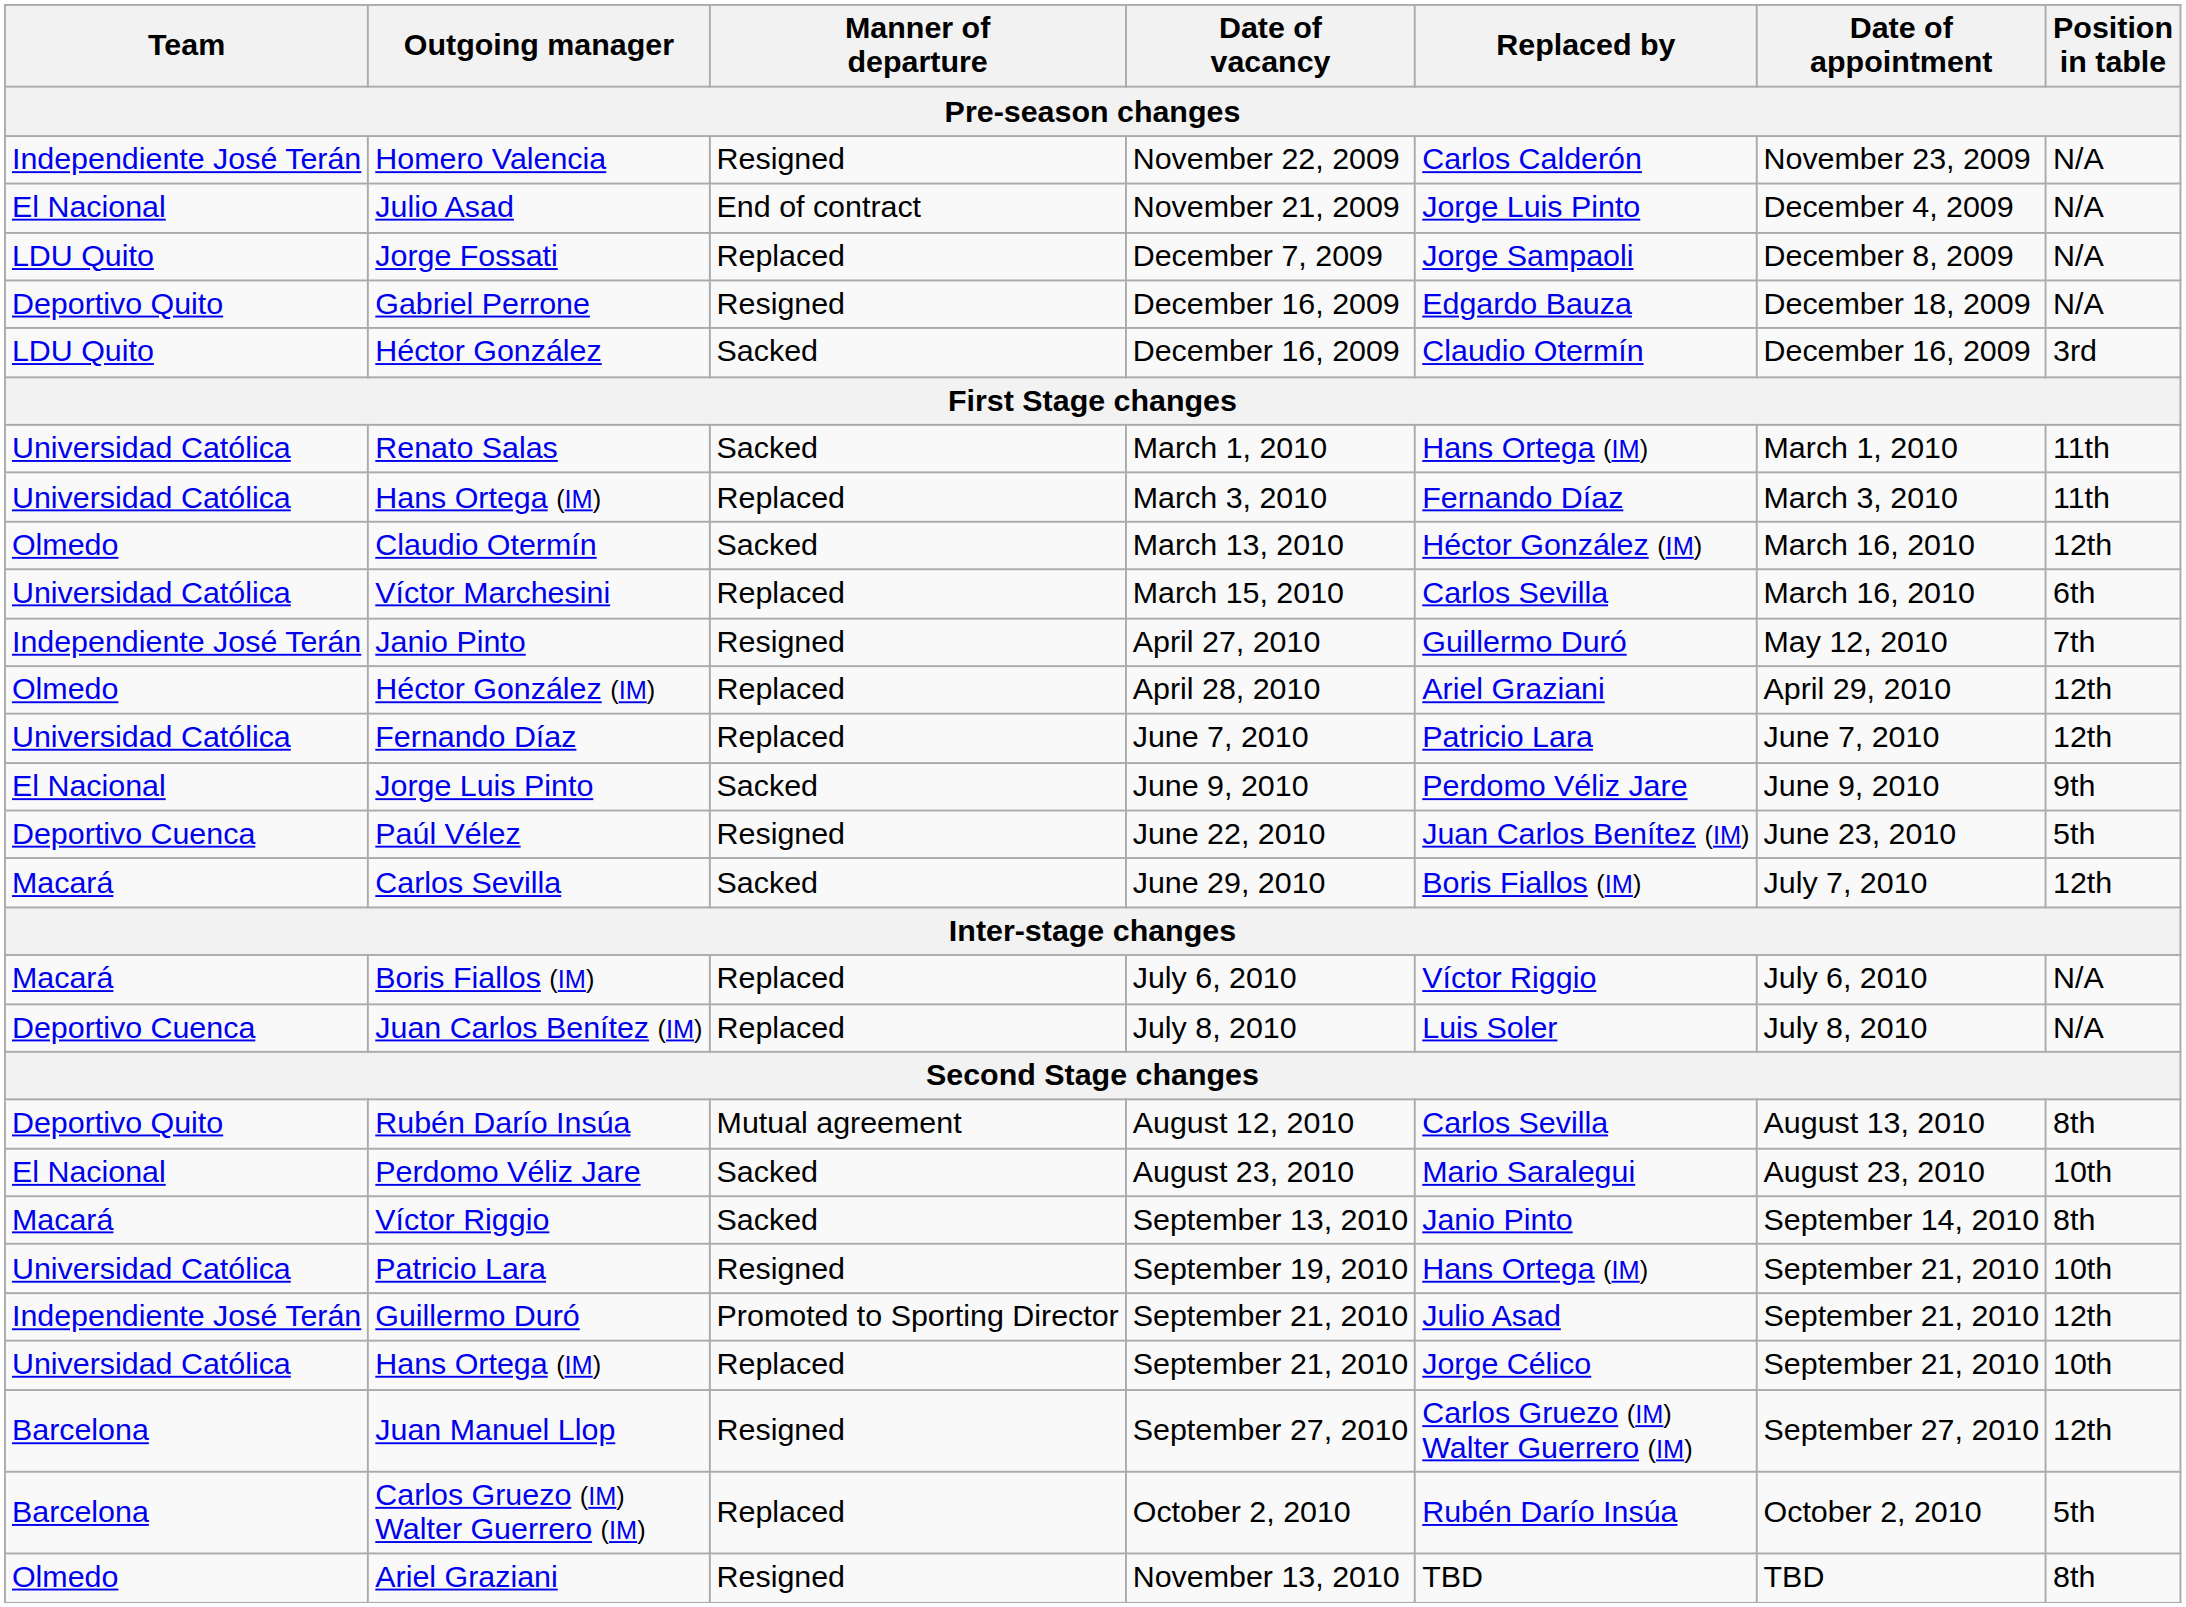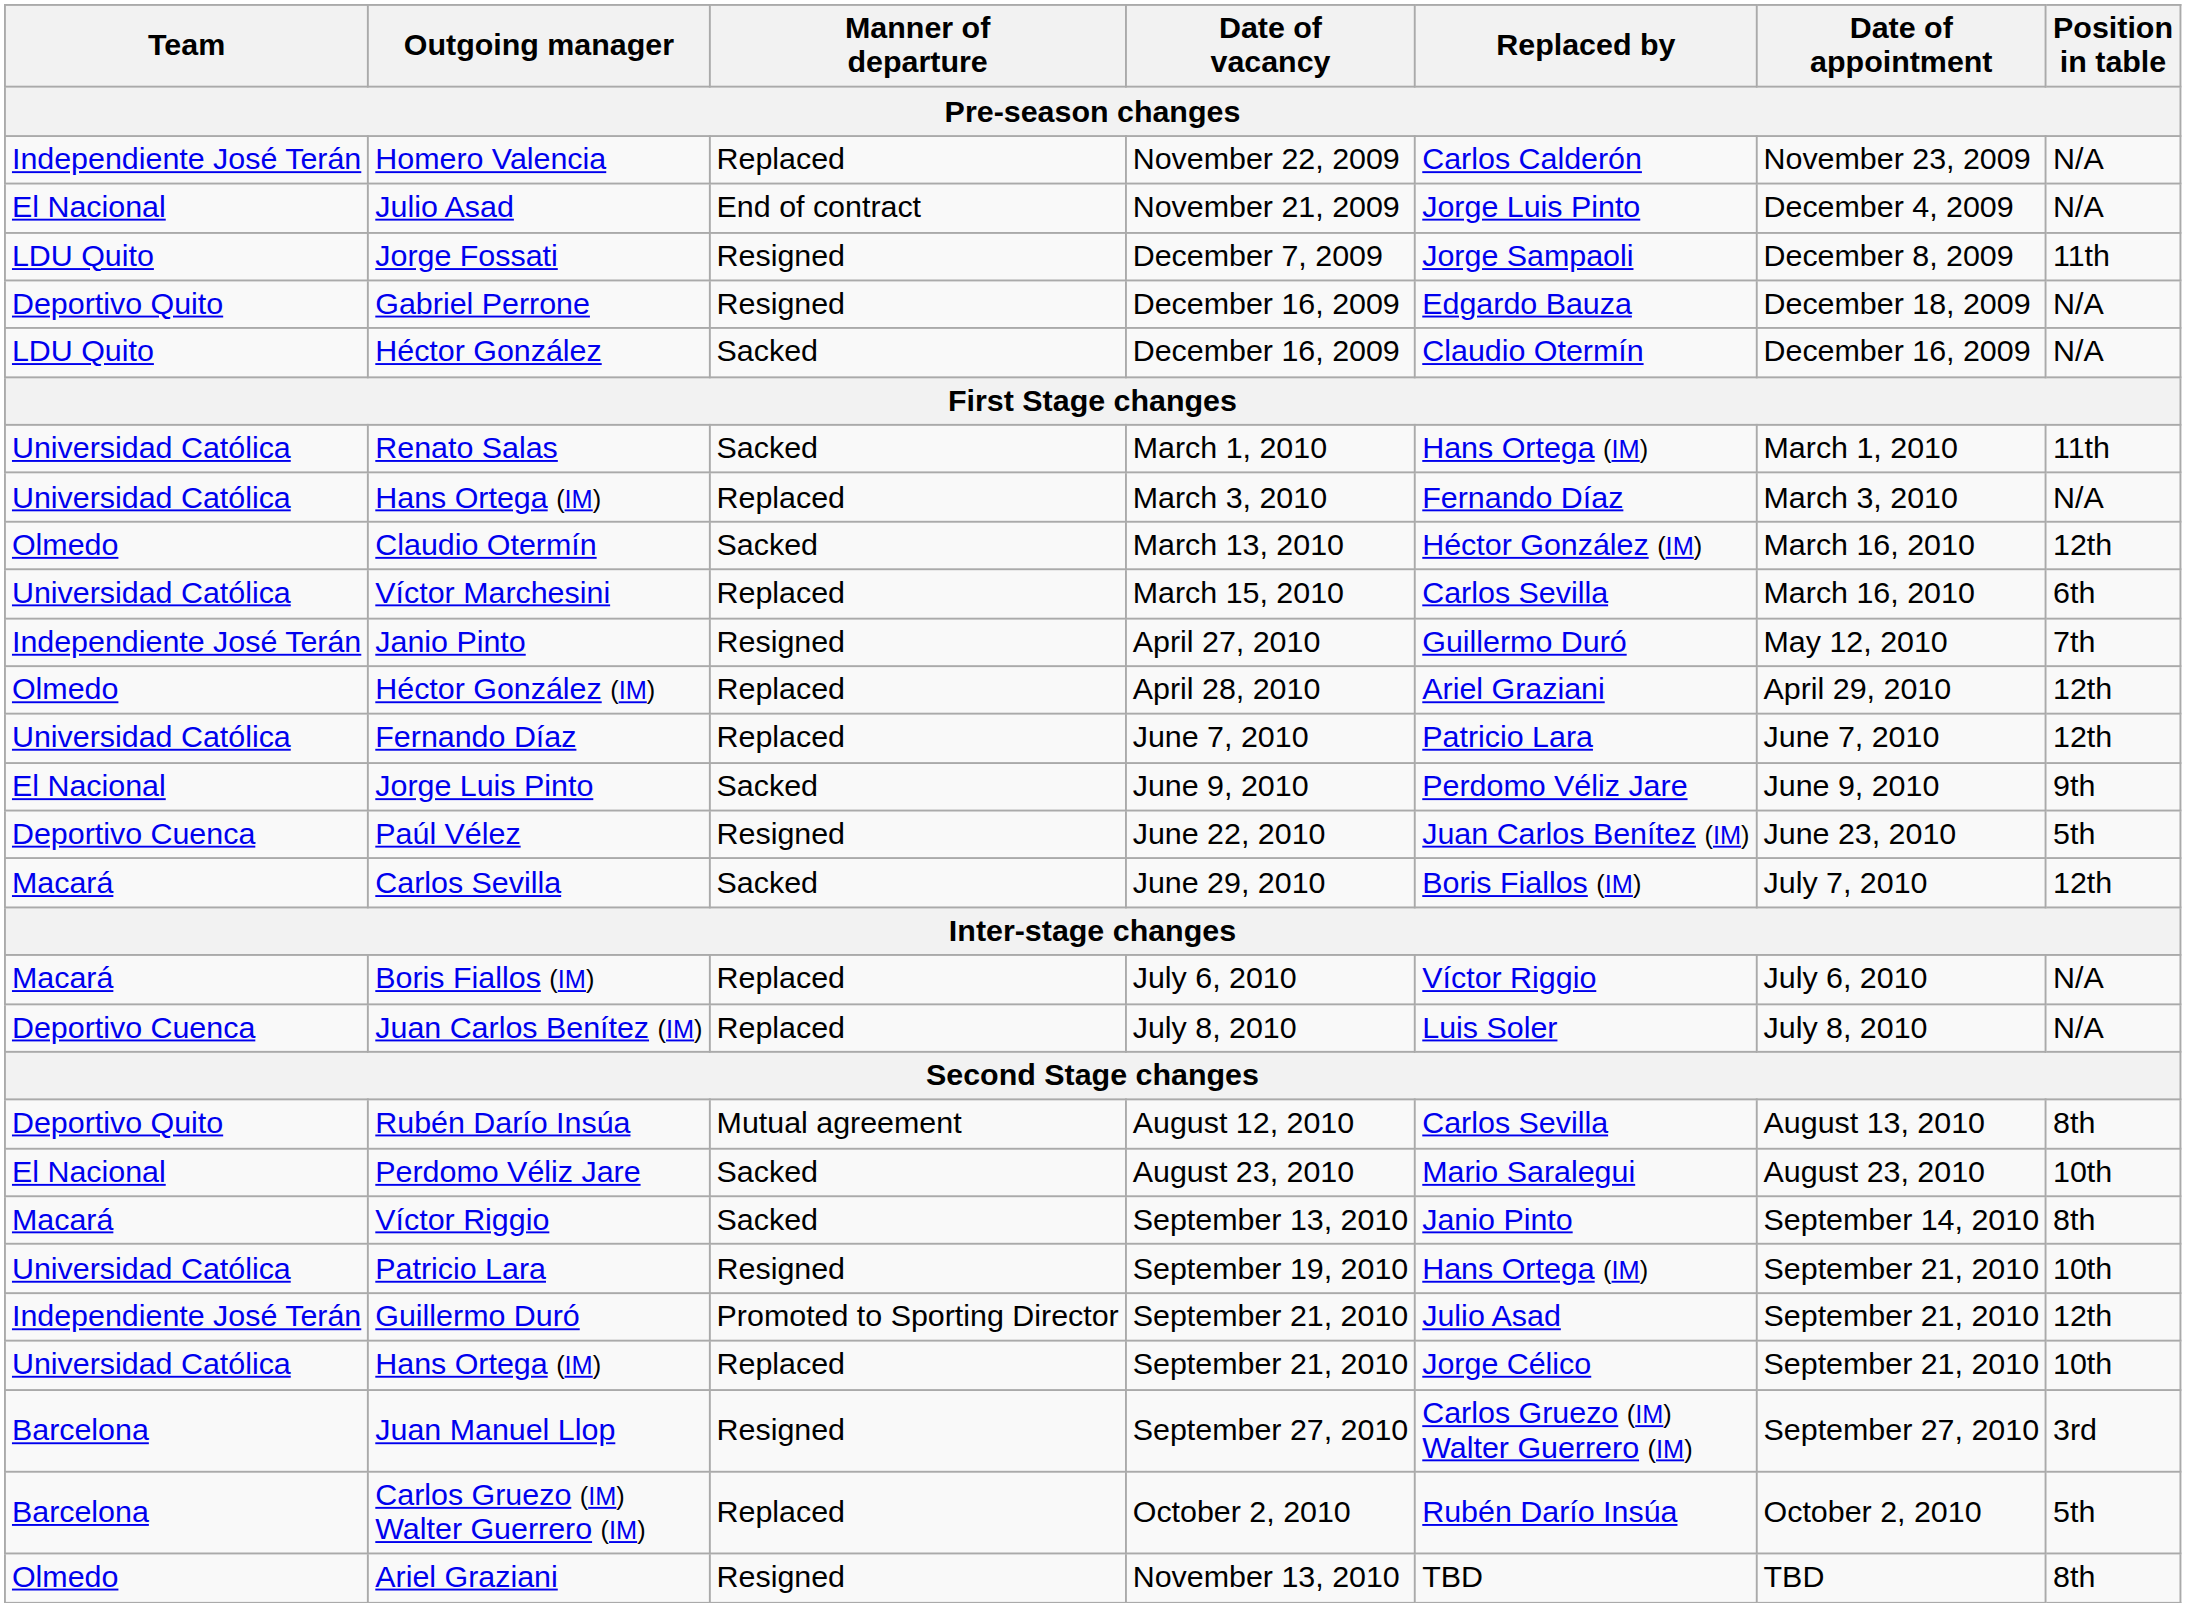(781, 159) Resigned -> (781, 159) Replaced
(781, 255) Replaced -> (781, 255) Resigned
(2078, 255) N/A -> (2082, 255) 11th
(2075, 352) 3rd -> (2078, 352) N/A
(2082, 496) 11th -> (2078, 496) N/A
(2083, 1429) 12th -> (2075, 1429) 3rd
